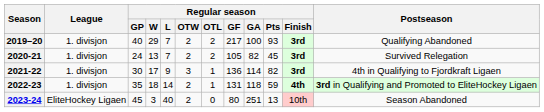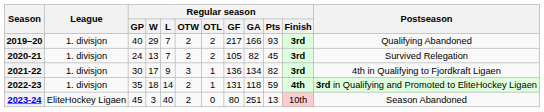(254, 41) 100 -> (254, 41) 166
(254, 71) 114 -> (254, 71) 134
